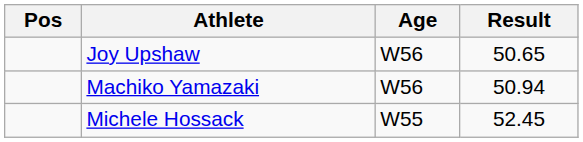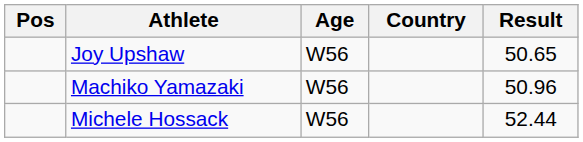+ column: (426, 20)
(519, 86) 50.94 -> (531, 86) 50.96
(402, 119) W55 -> (327, 119) W56
(519, 119) 52.45 -> (531, 119) 52.44
